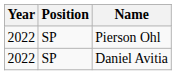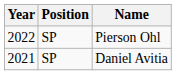(21, 59) 2022 -> (21, 59) 2021
